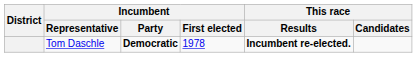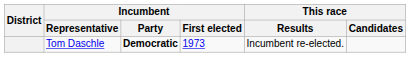(194, 44) 1978 -> (194, 44) 1973
(299, 44) bold -> (295, 44) normal
